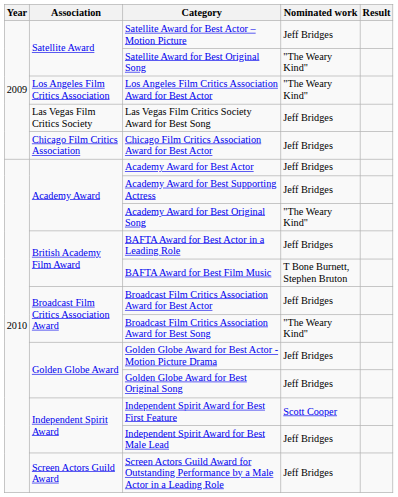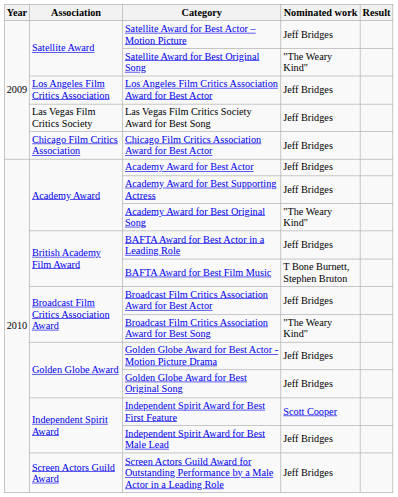(308, 90) "The Weary Kind" -> (308, 90) Jeff Bridges
